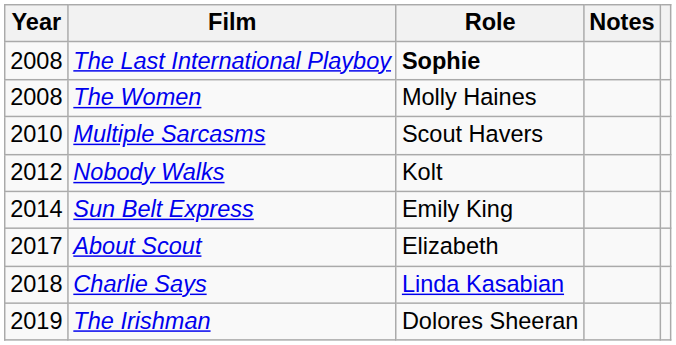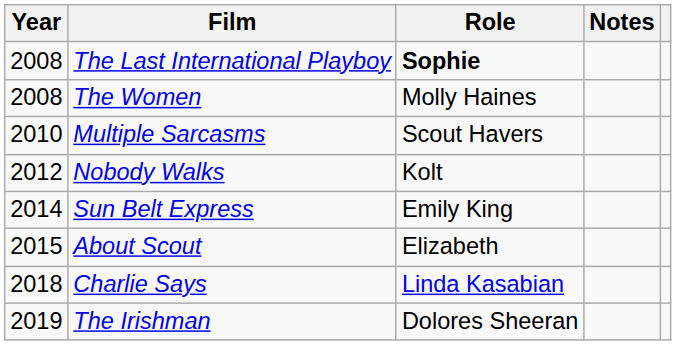(36, 246) 2017 -> (36, 246) 2015
